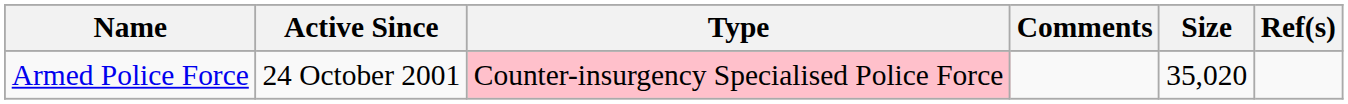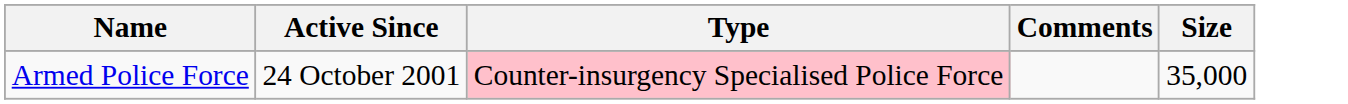- column: (1298, 27)
(1207, 74) 35,020 -> (1207, 74) 35,000
